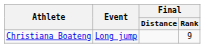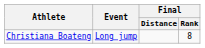(190, 36) 9 -> (190, 36) 8
